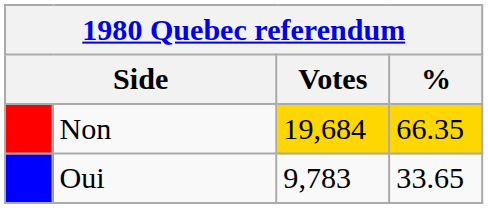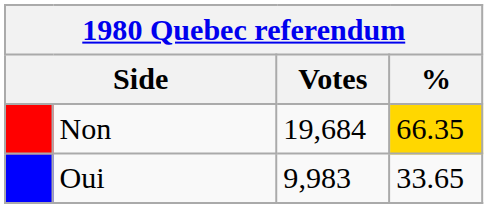(325, 128) gold background -> (325, 128) no background
(317, 178) 9,783 -> (317, 178) 9,983
